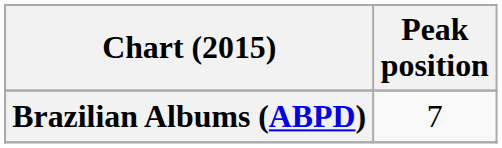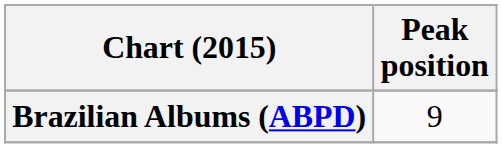(435, 116) 7 -> (435, 116) 9
